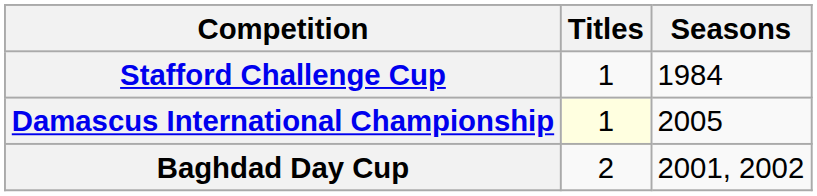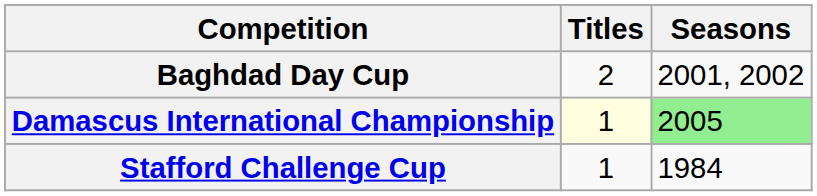rows swapped: (283, 168) <-> (283, 75)
(690, 121) no background -> (690, 121) lightgreen background
